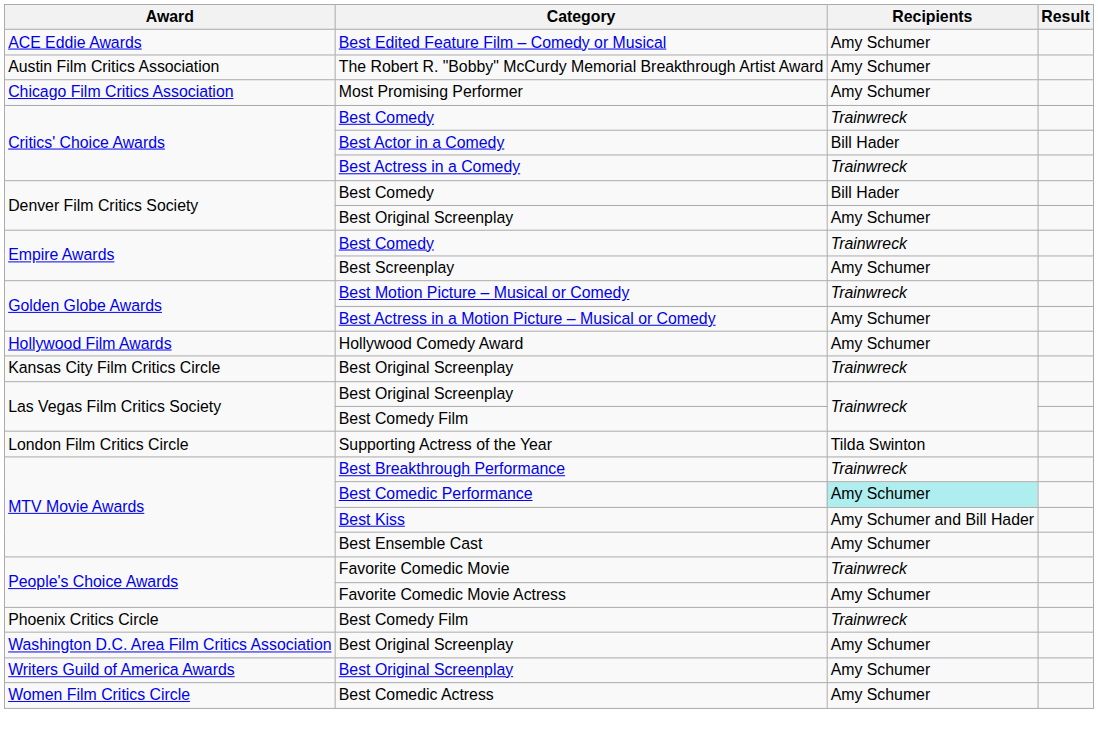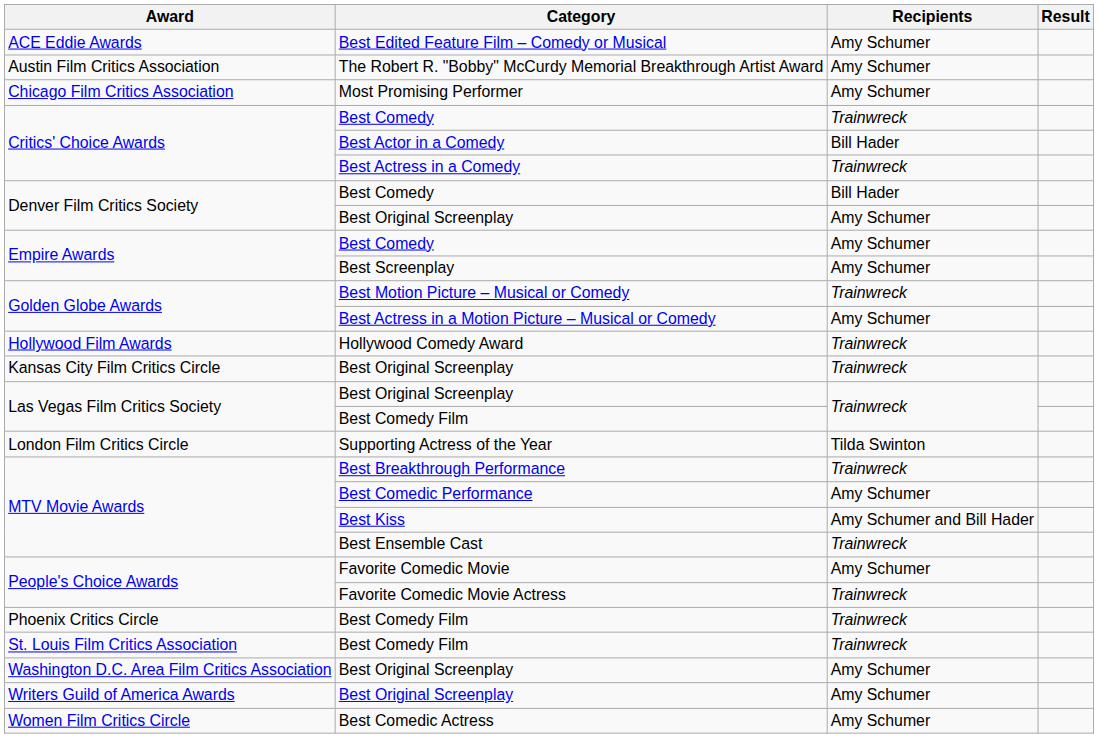(869, 243) Trainwreck -> (880, 243) Amy Schumer
(880, 343) Amy Schumer -> (869, 343) Trainwreck
(880, 494) paleturquoise background -> (880, 494) no background
(880, 544) Amy Schumer -> (869, 544) Trainwreck
(869, 569) Trainwreck -> (880, 569) Amy Schumer
(880, 594) Amy Schumer -> (869, 594) Trainwreck
+ row: (123, 645)
